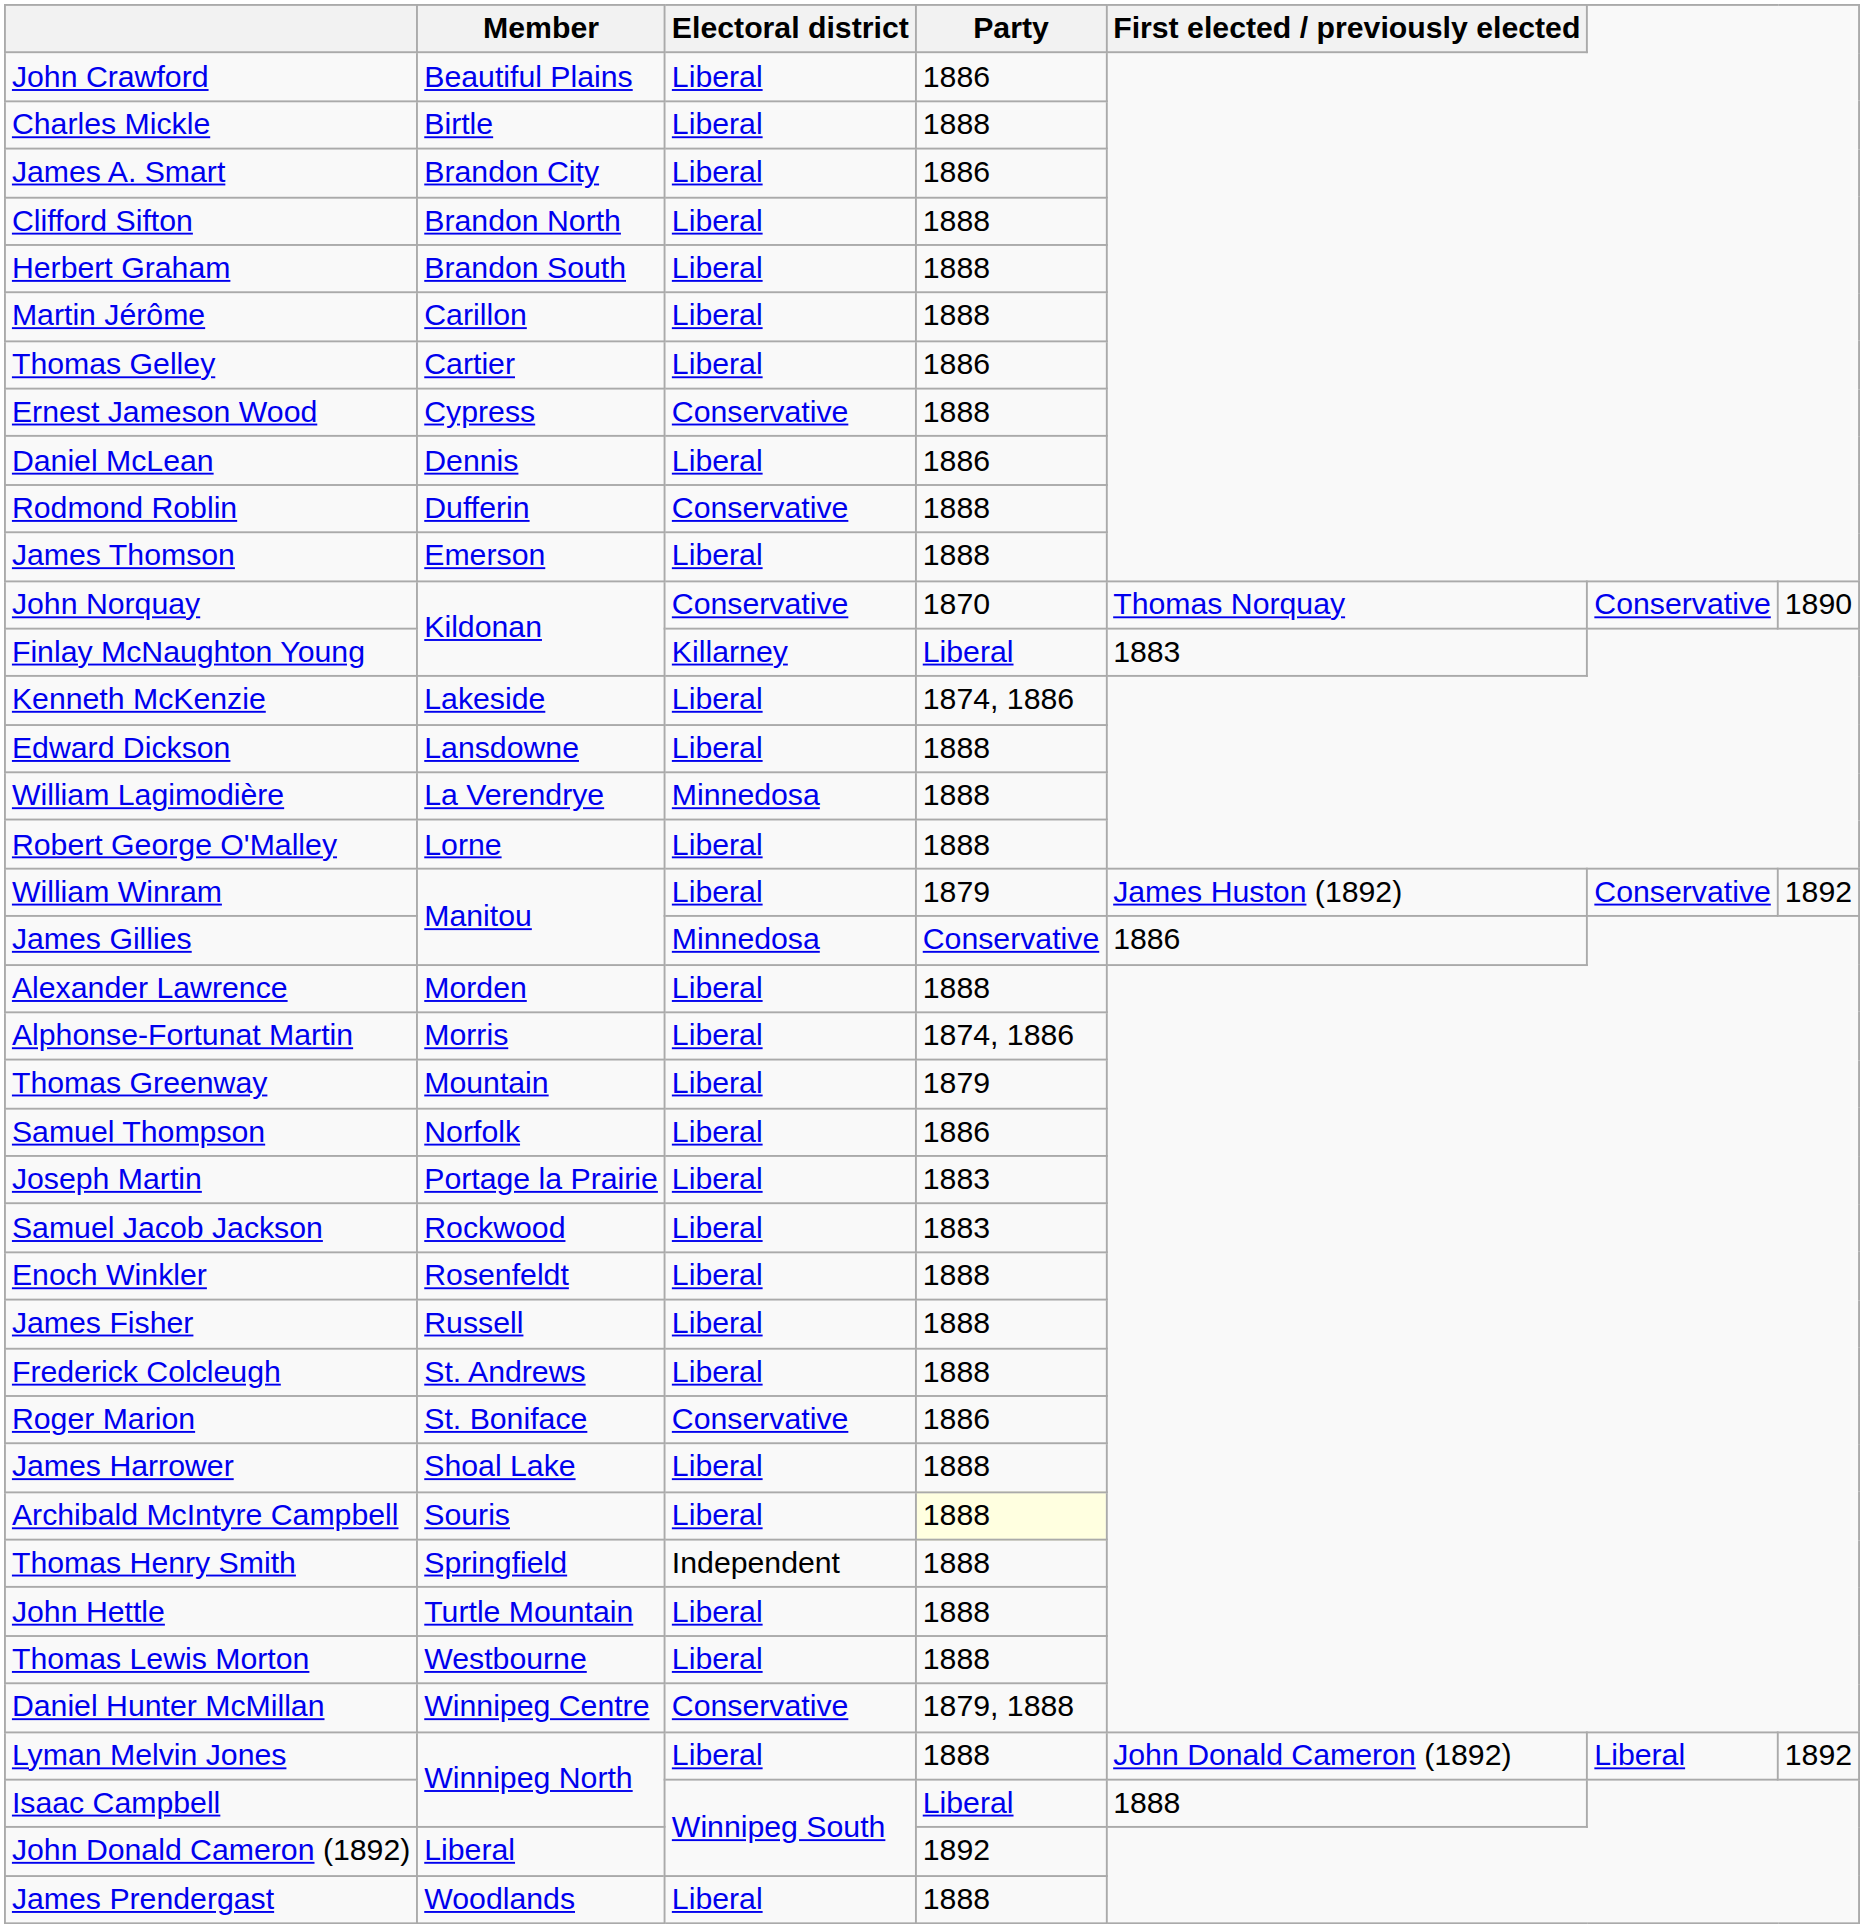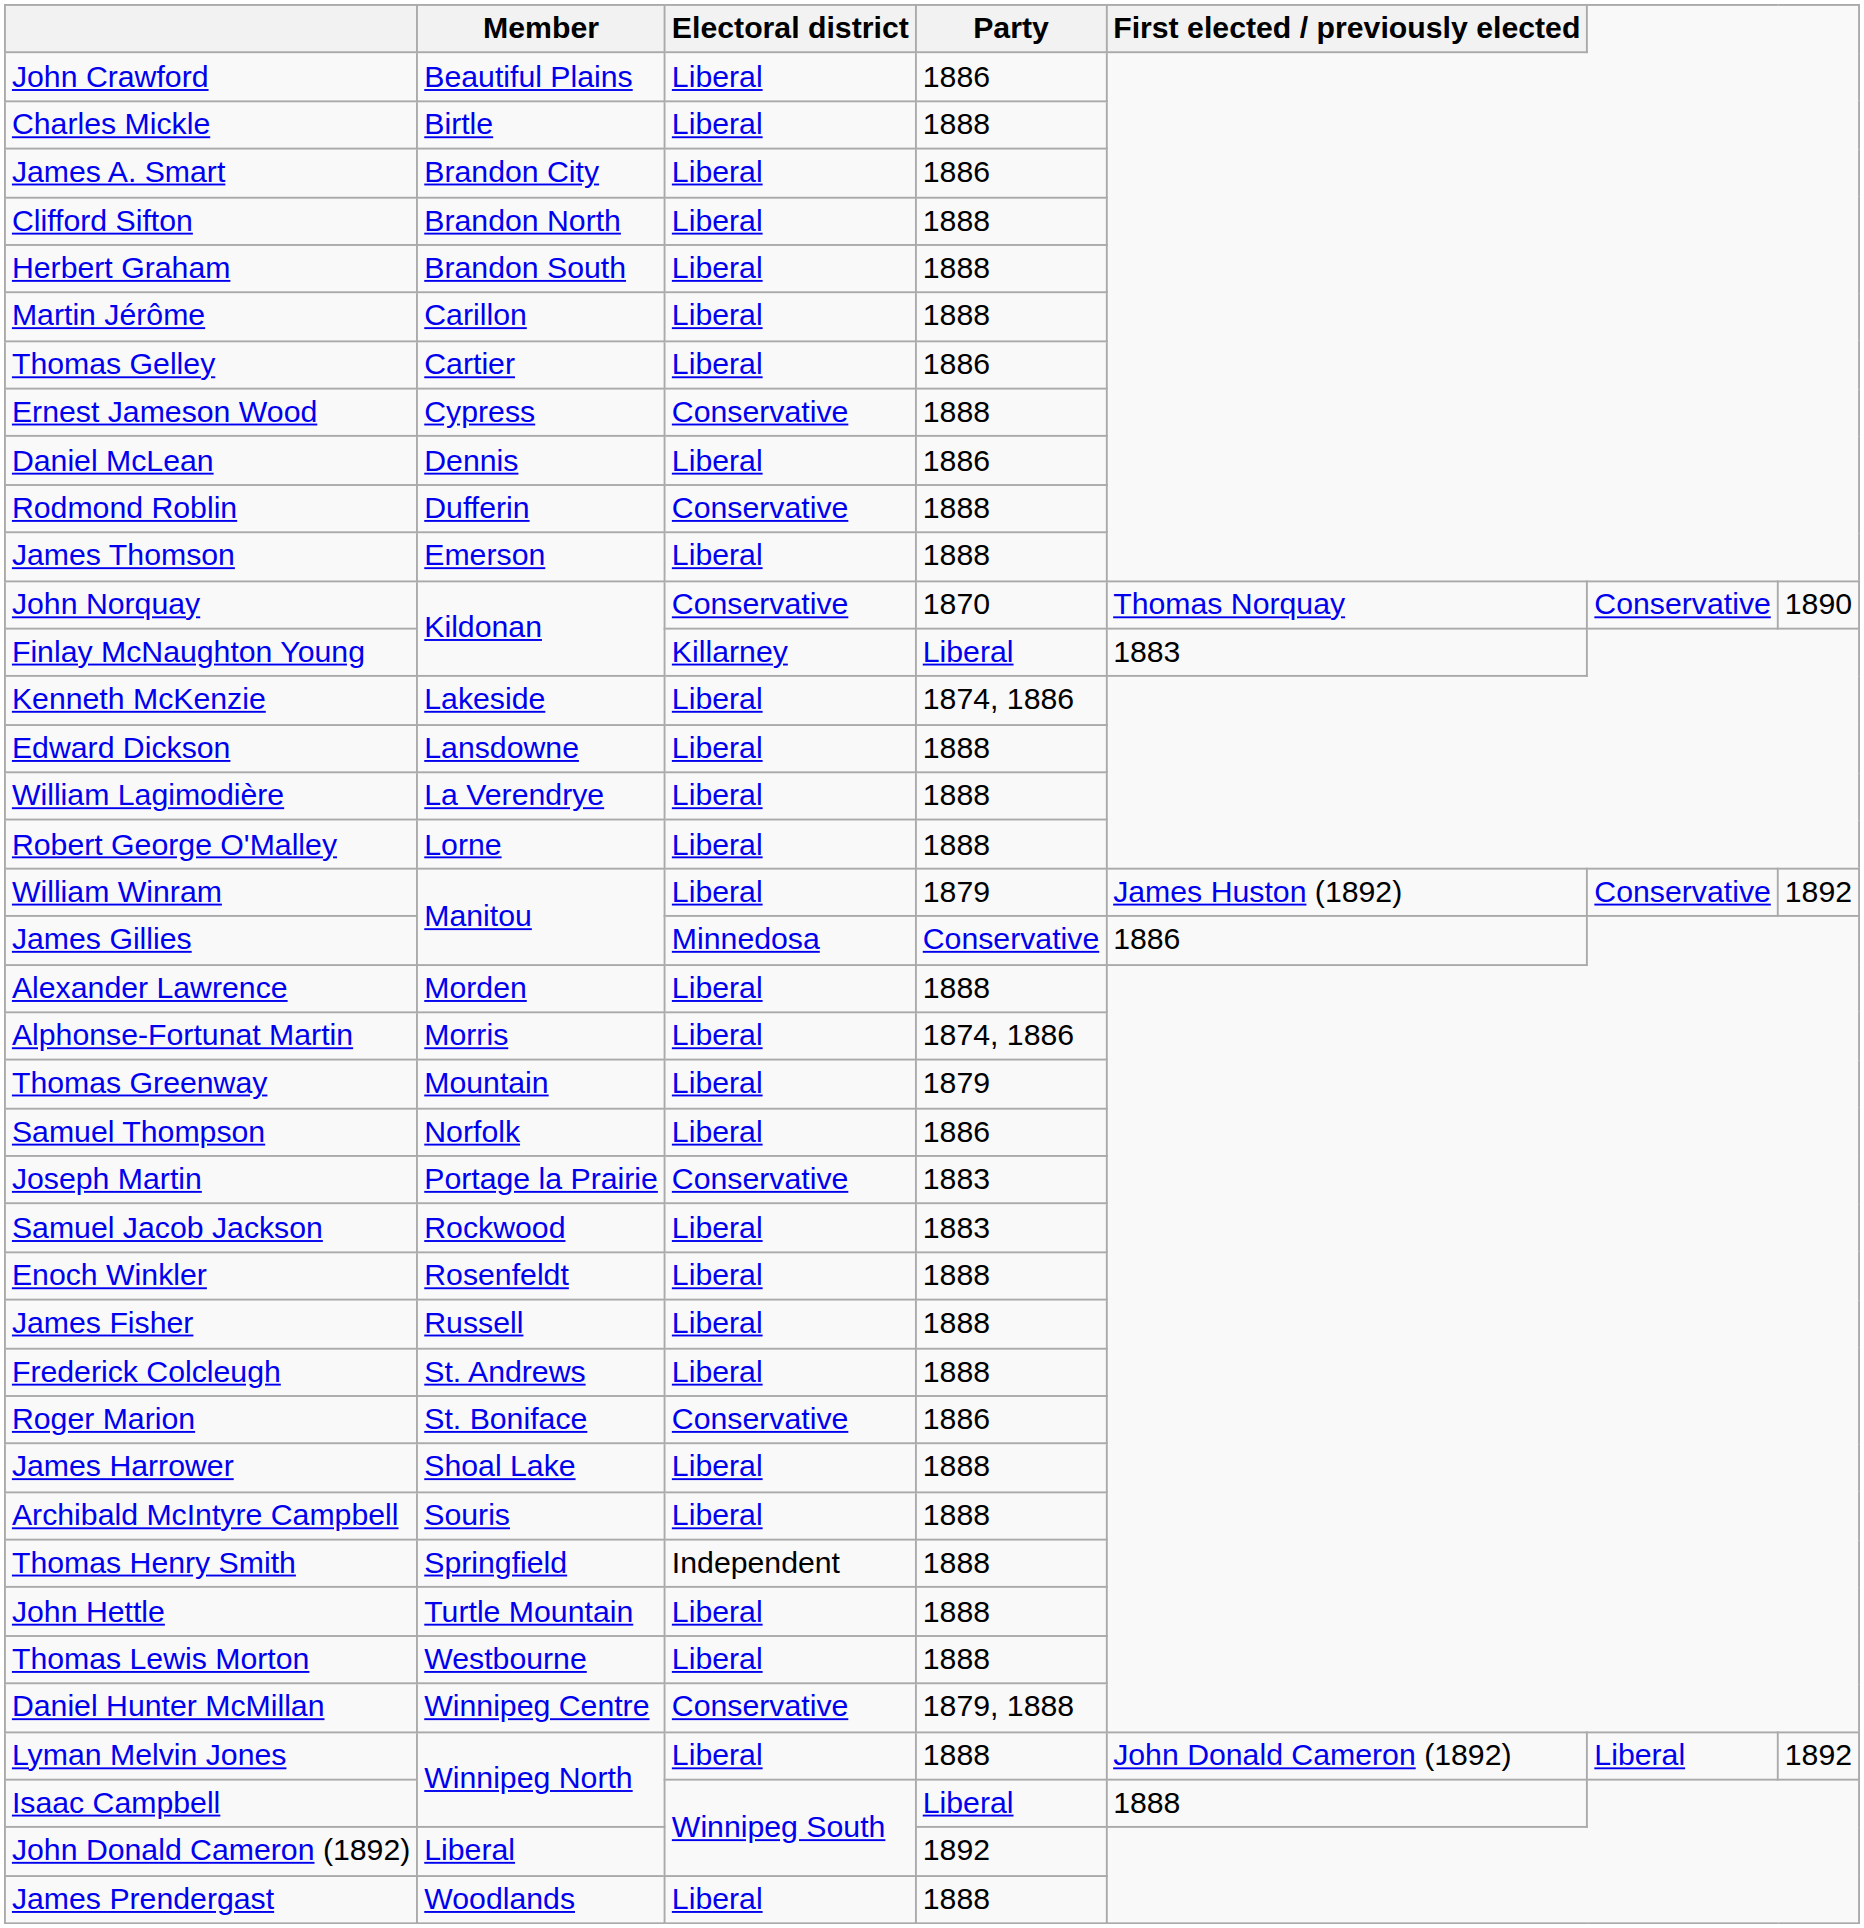(746, 795) Minnedosa -> (717, 795) Liberal
(717, 1179) Liberal -> (760, 1179) Conservative
(956, 1515) lightyellow background -> (956, 1515) no background
